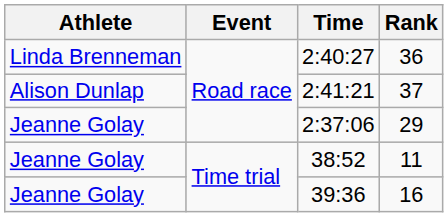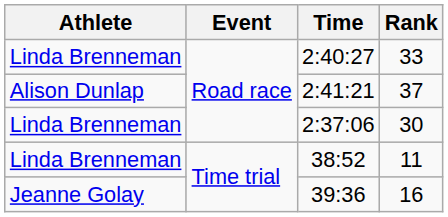(411, 57) 36 -> (411, 57) 33
(77, 125) Jeanne Golay -> (96, 125) Linda Brenneman
(411, 125) 29 -> (411, 125) 30
(77, 160) Jeanne Golay -> (96, 160) Linda Brenneman
